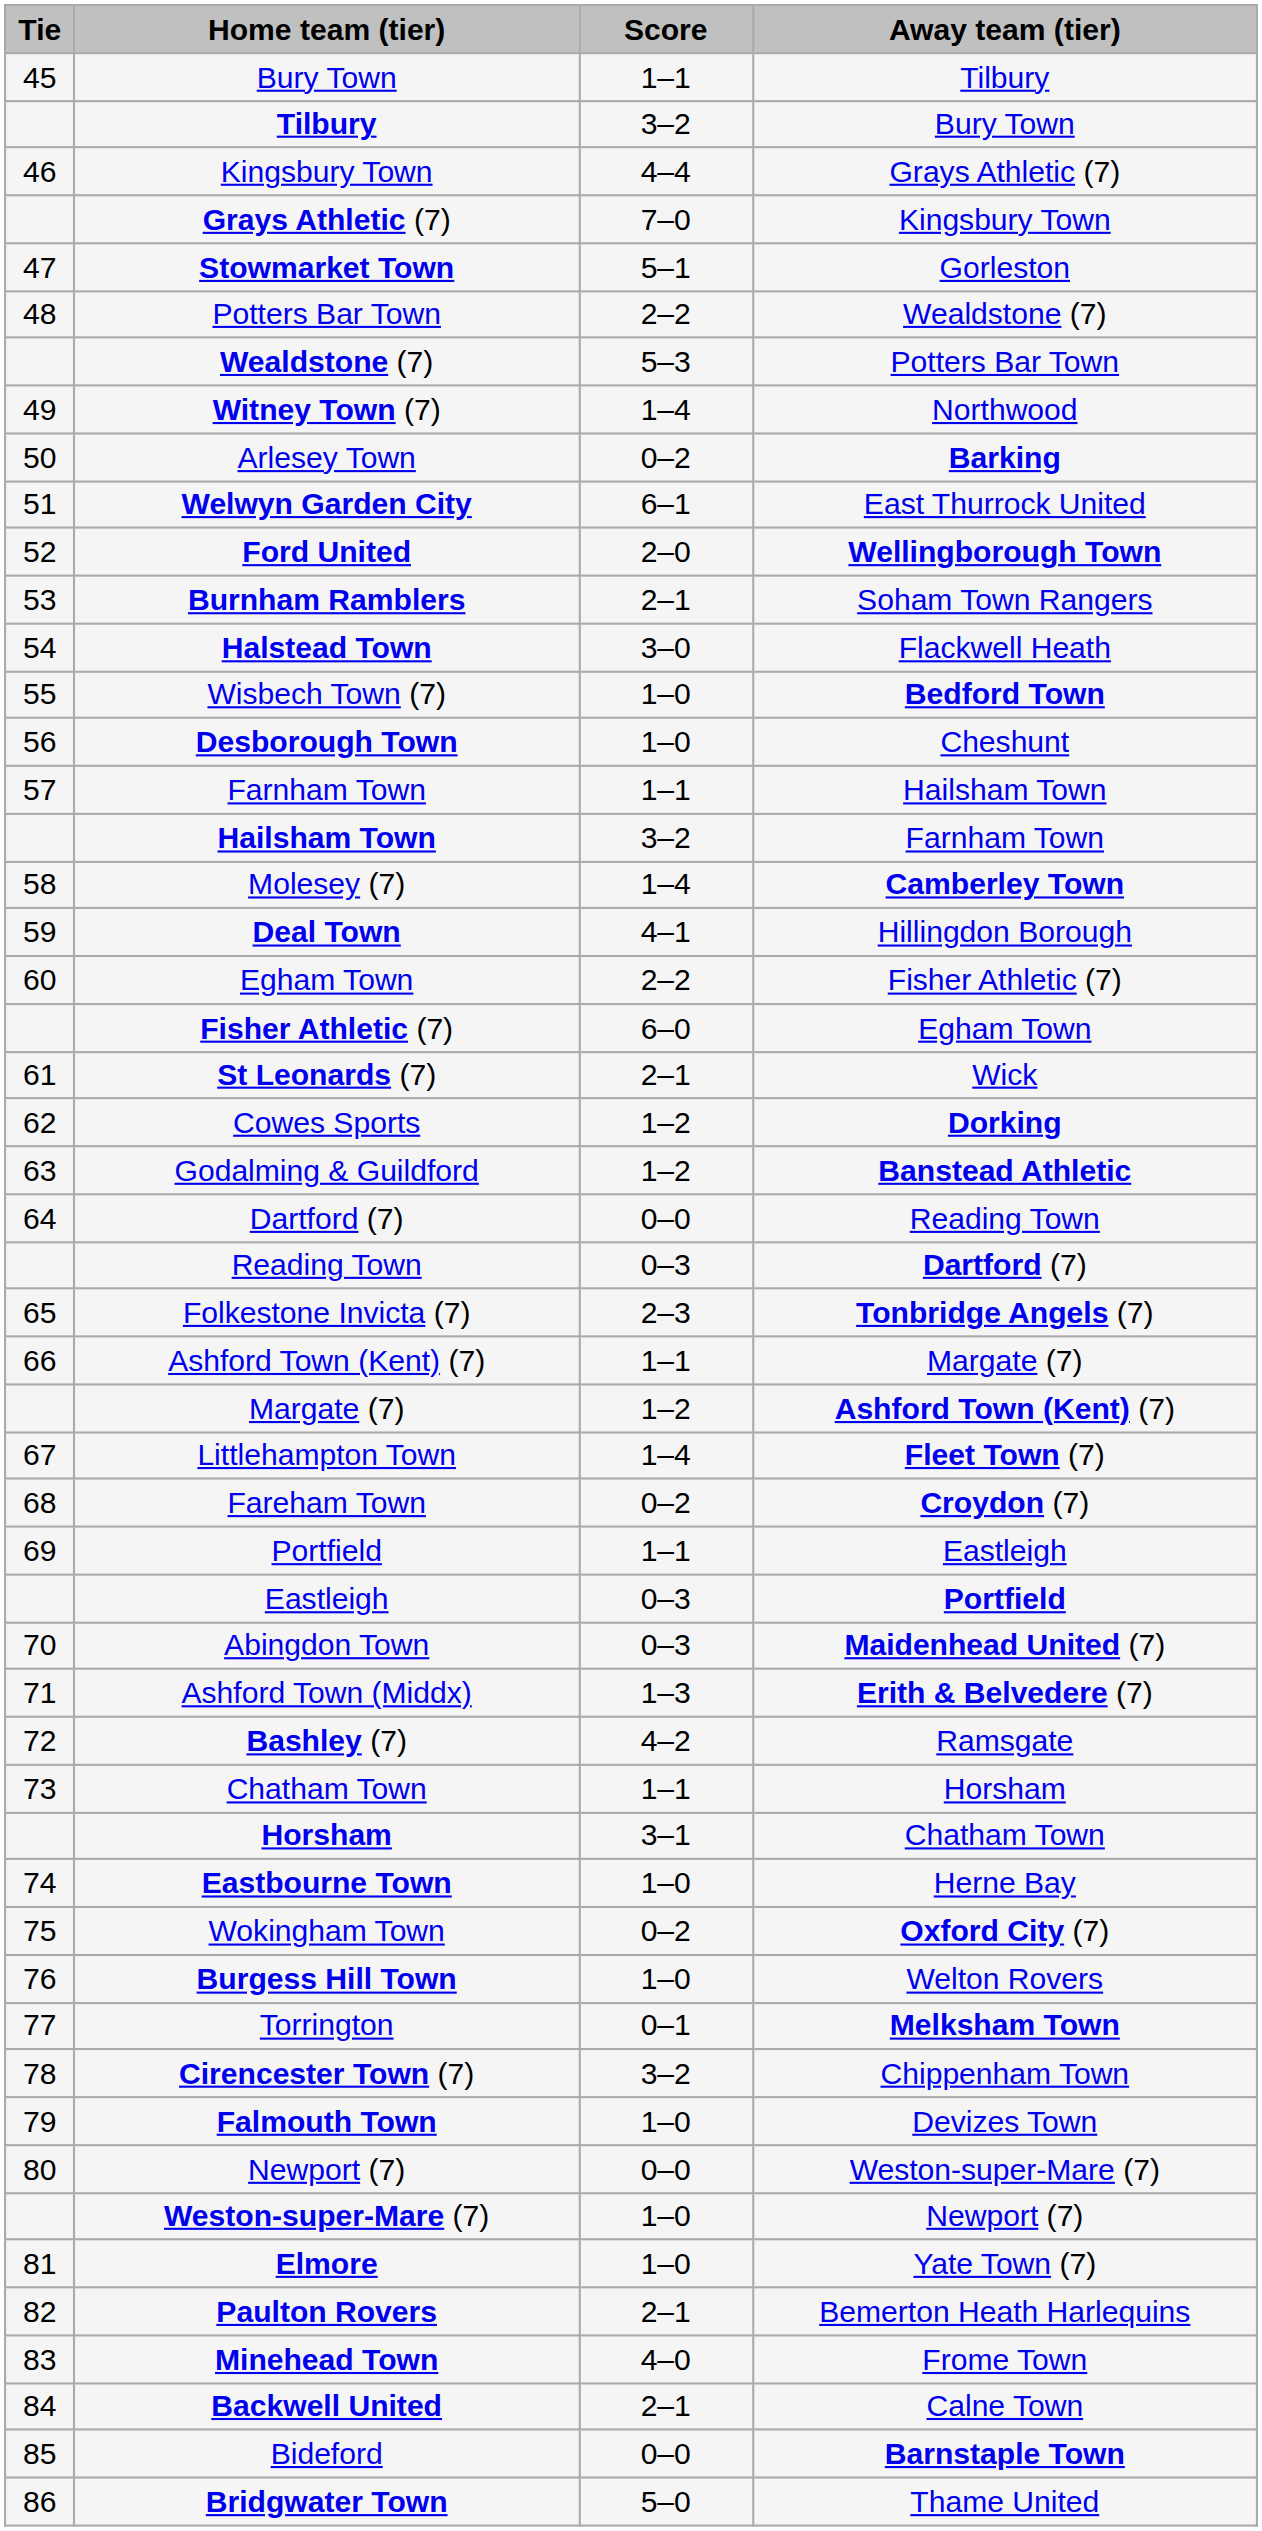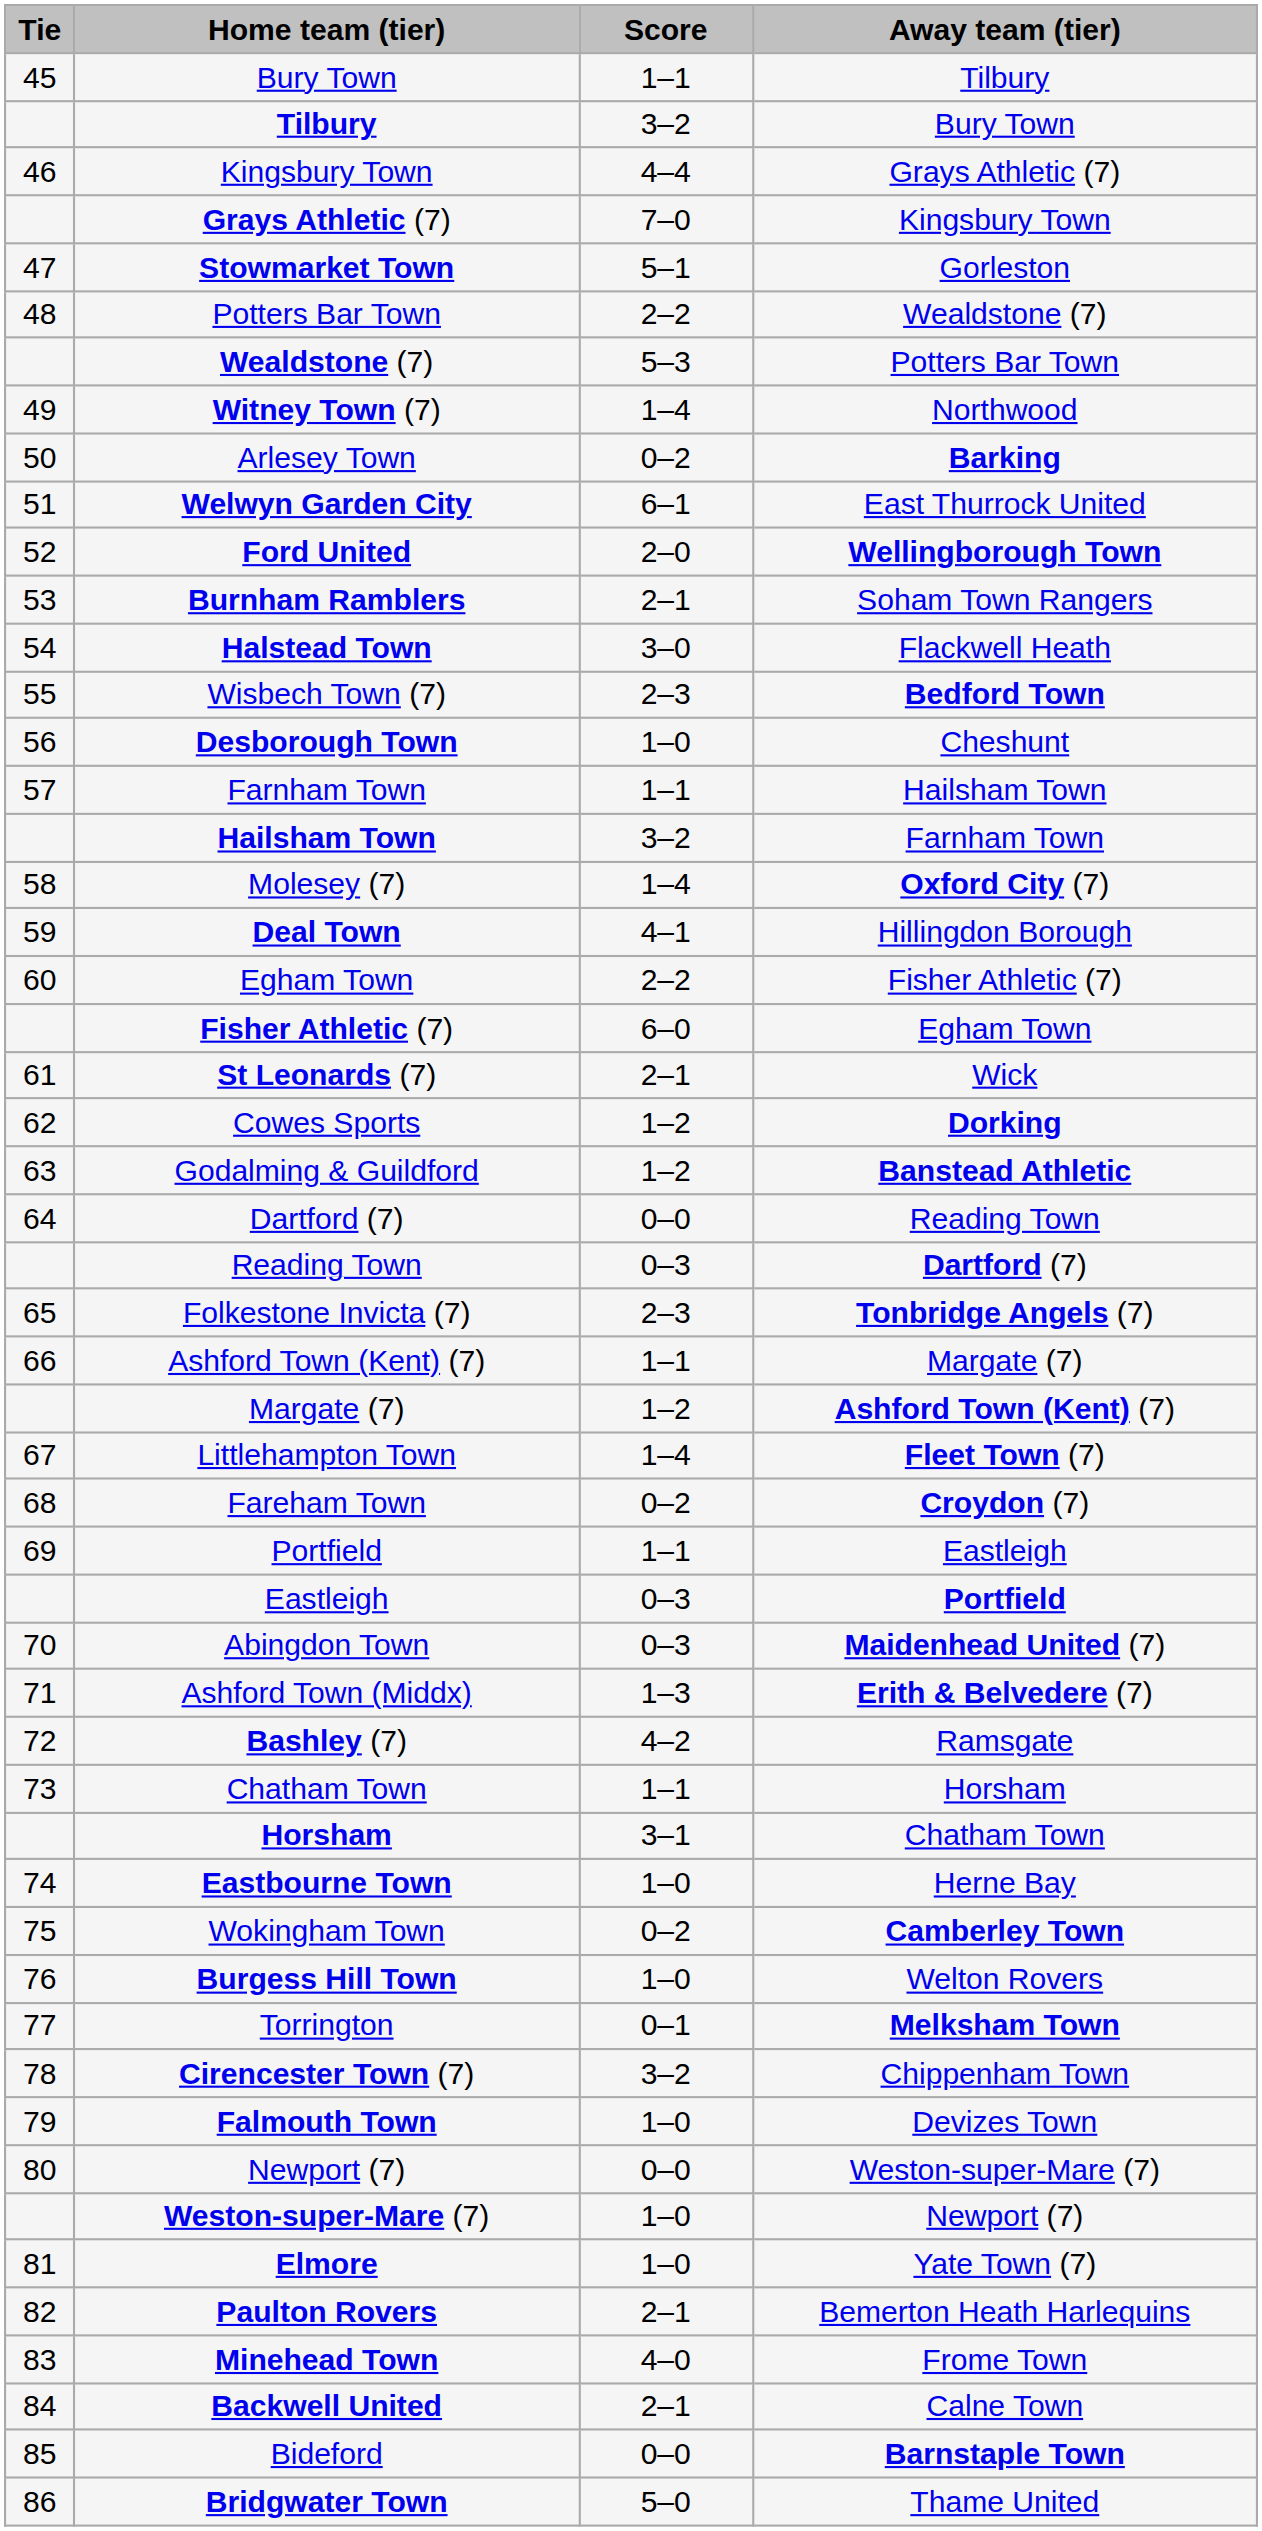(666, 695) 1–0 -> (666, 695) 2–3
(1005, 885) Camberley Town -> (1005, 885) Oxford City (7)
(1005, 1931) Oxford City (7) -> (1005, 1931) Camberley Town
